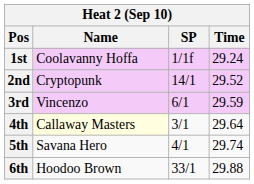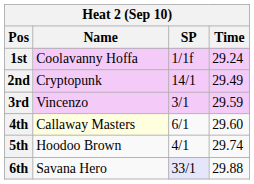(228, 80) 29.52 -> (228, 80) 29.49
(180, 102) 6/1 -> (180, 102) 3/1
(180, 124) 3/1 -> (180, 124) 6/1
(228, 124) 29.64 -> (228, 124) 29.60
(71, 146) Savana Hero -> (79, 146) Hoodoo Brown
(79, 168) Hoodoo Brown -> (71, 168) Savana Hero
(184, 168) no background -> (184, 168) lavender background
